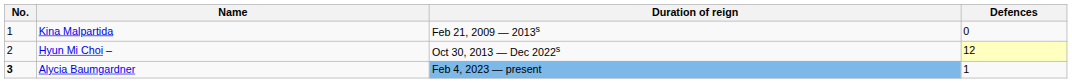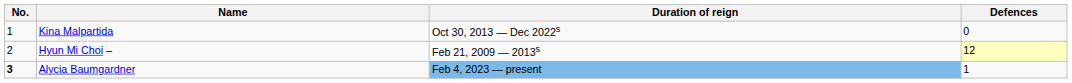(486, 31) Feb 21, 2009 — 2013s -> (496, 31) Oct 30, 2013 — Dec 2022s
(496, 51) Oct 30, 2013 — Dec 2022s -> (486, 51) Feb 21, 2009 — 2013s
